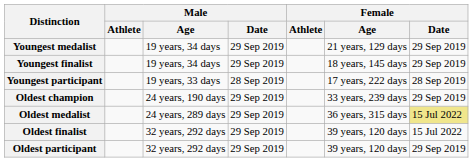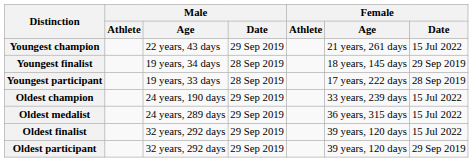+ row: (55, 47)
- row: (55, 47)
(257, 64) 29 Sep 2019 -> (257, 64) 28 Sep 2019
(439, 98) 29 Sep 2019 -> (437, 98) 15 Jul 2022
(437, 115) khaki background -> (437, 115) no background
